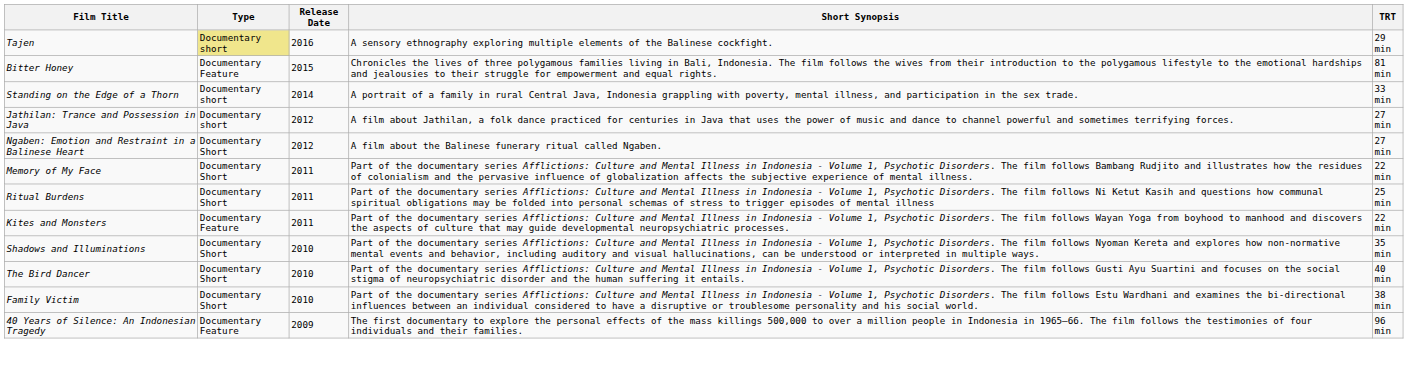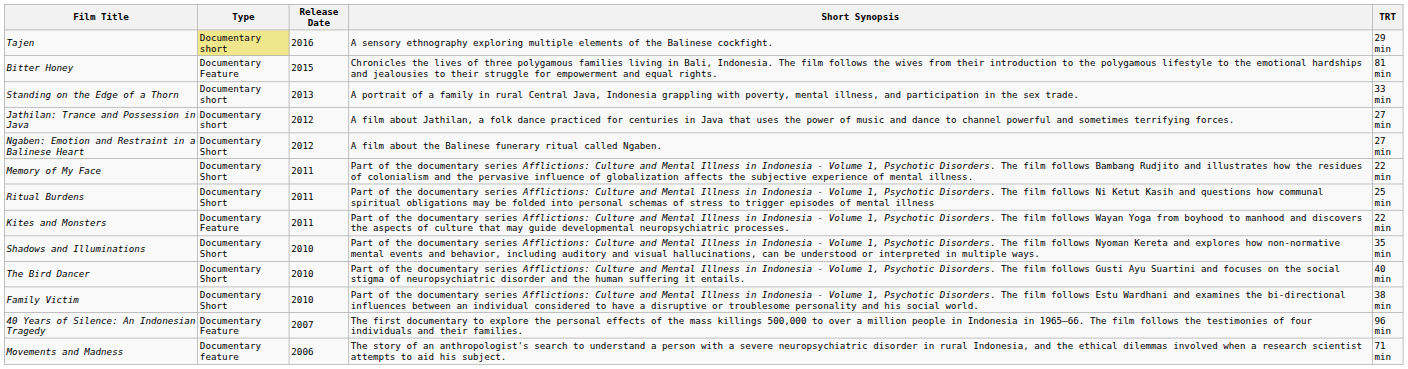(302, 94) 2014 -> (302, 94) 2013
(302, 326) 2009 -> (302, 326) 2007
+ row: (65, 351)
